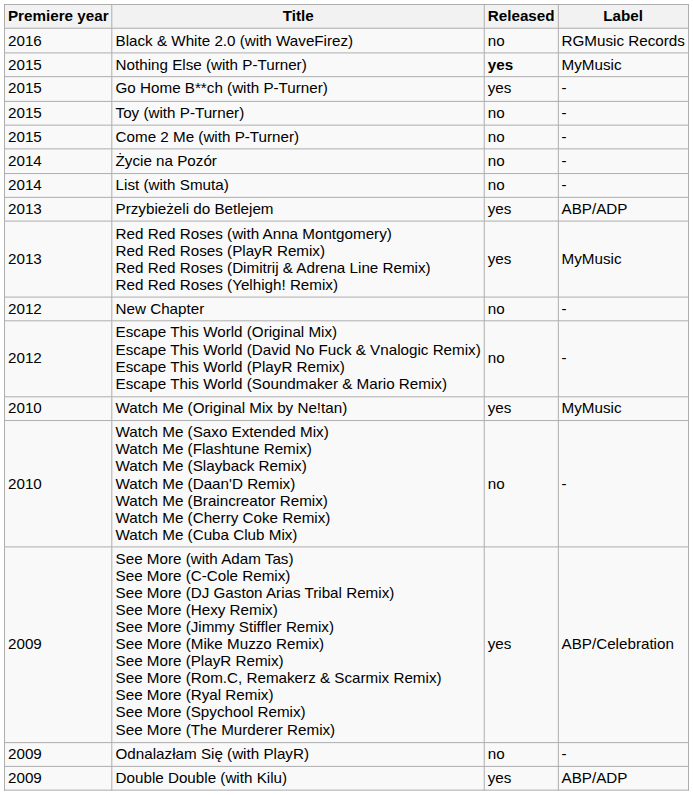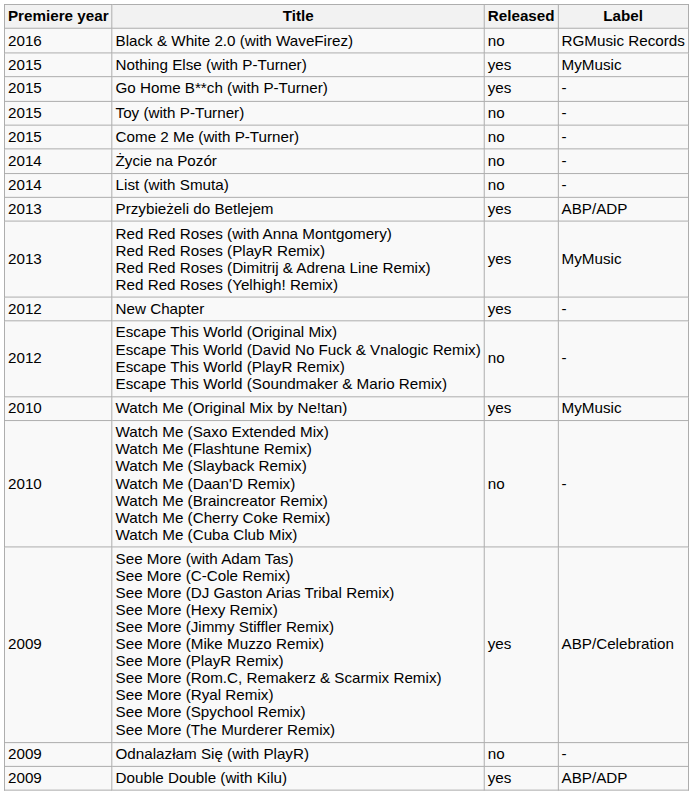(500, 64) bold -> (500, 64) normal
(496, 308) no -> (500, 308) yes
